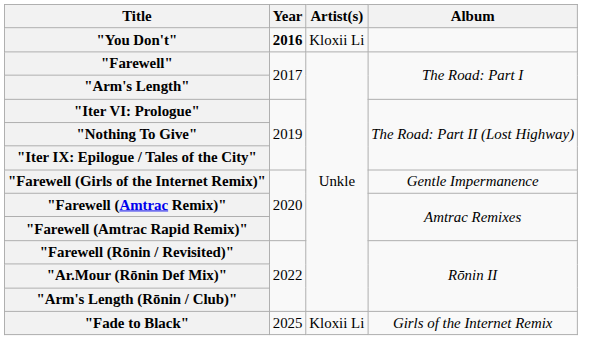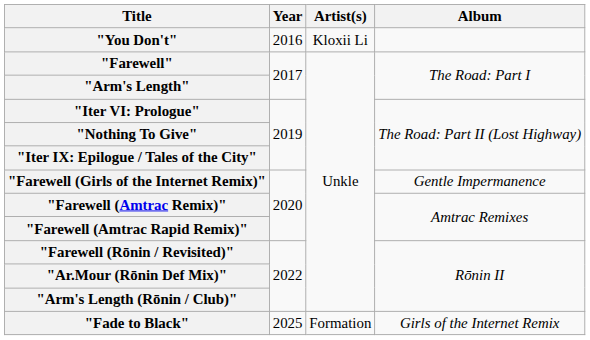(288, 39) bold -> (288, 39) normal
(337, 323) Kloxii Li -> (340, 323) Formation
